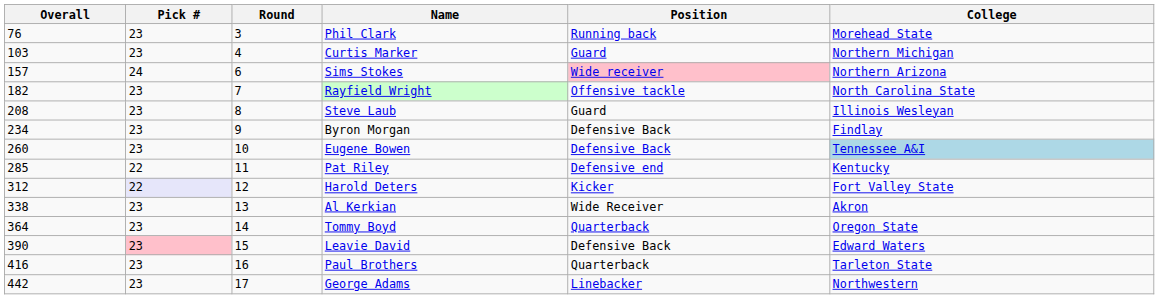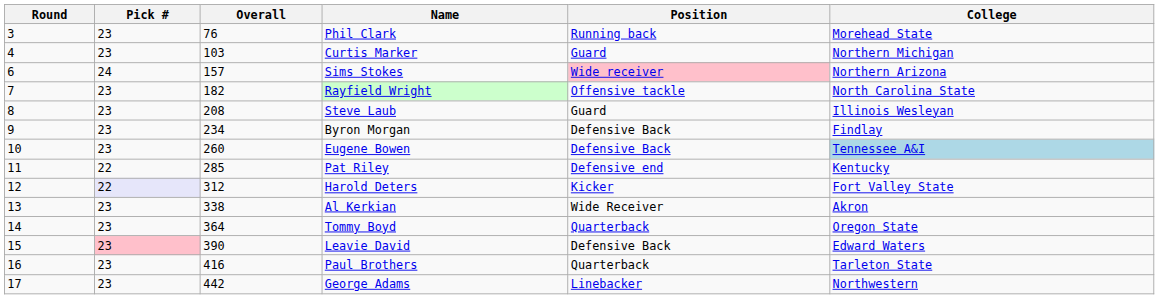columns swapped: (277, 14) <-> (65, 14)
